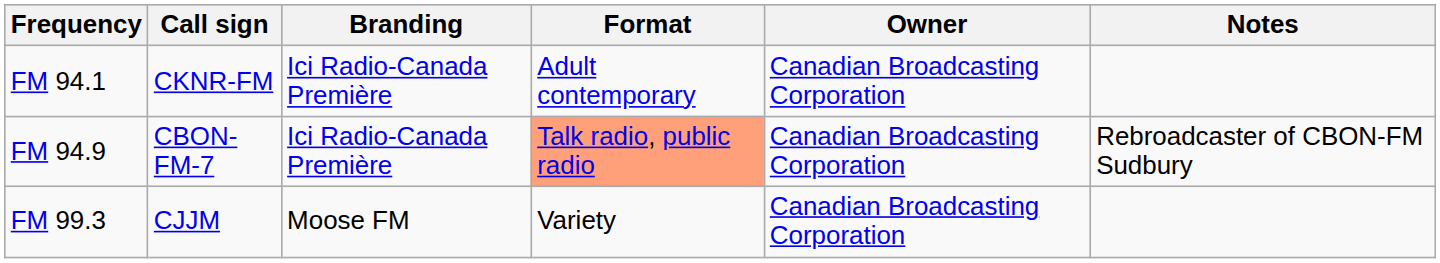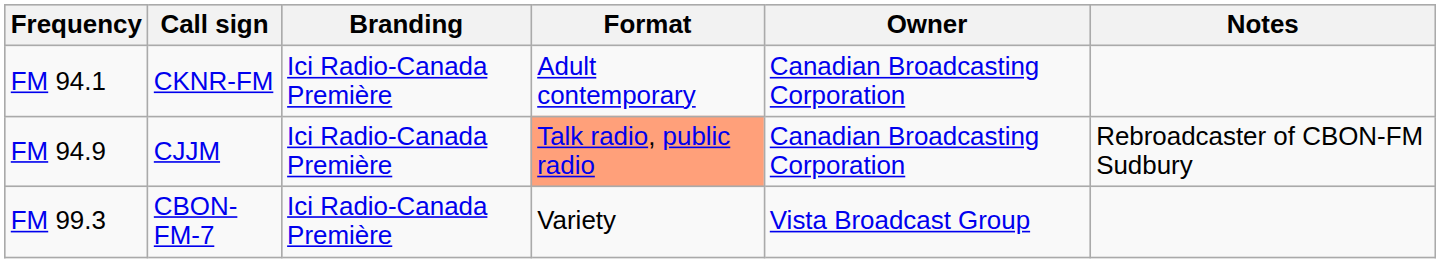(196, 151) CBON-FM-7 -> (187, 151) CJJM
(187, 221) CJJM -> (196, 221) CBON-FM-7
(348, 221) Moose FM -> (387, 221) Ici Radio-Canada Première
(905, 221) Canadian Broadcasting Corporation -> (900, 221) Vista Broadcast Group
